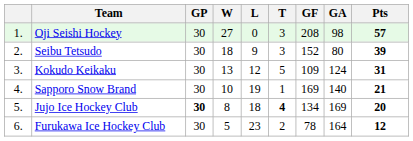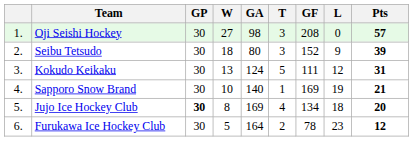columns swapped: (255, 13) <-> (338, 13)
(310, 70) 109 -> (310, 70) 111
(282, 107) bold -> (282, 107) normal
